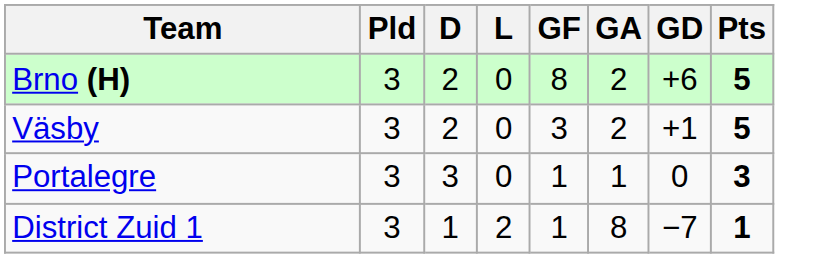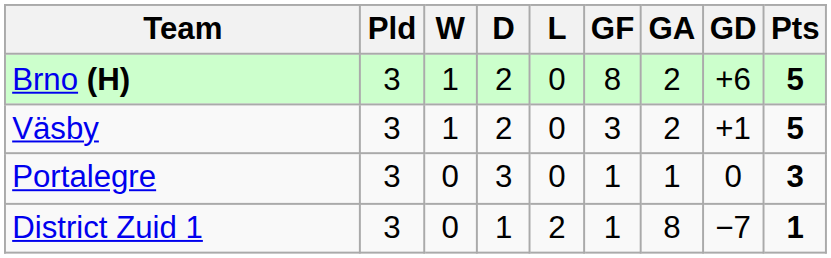+ column: (450, 29)
